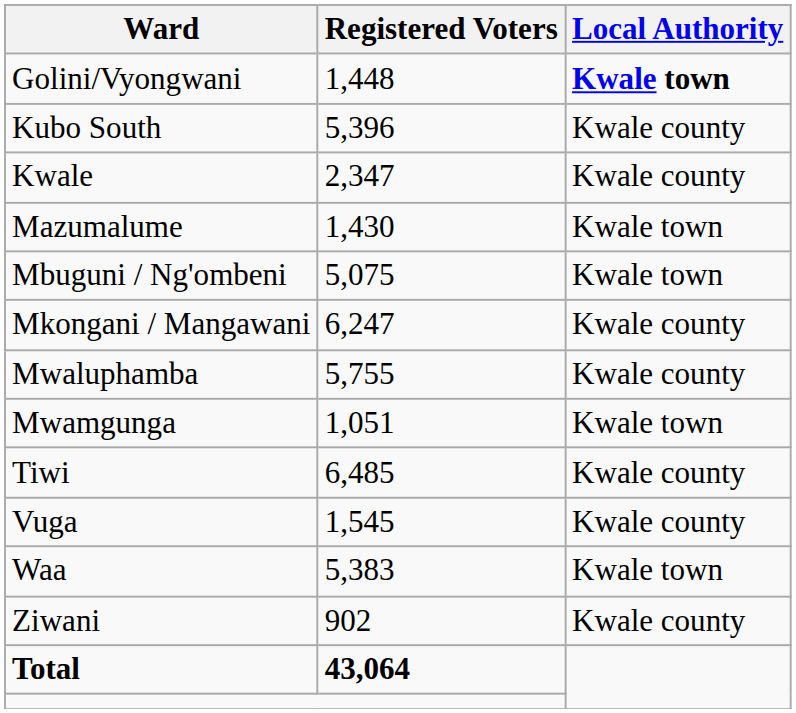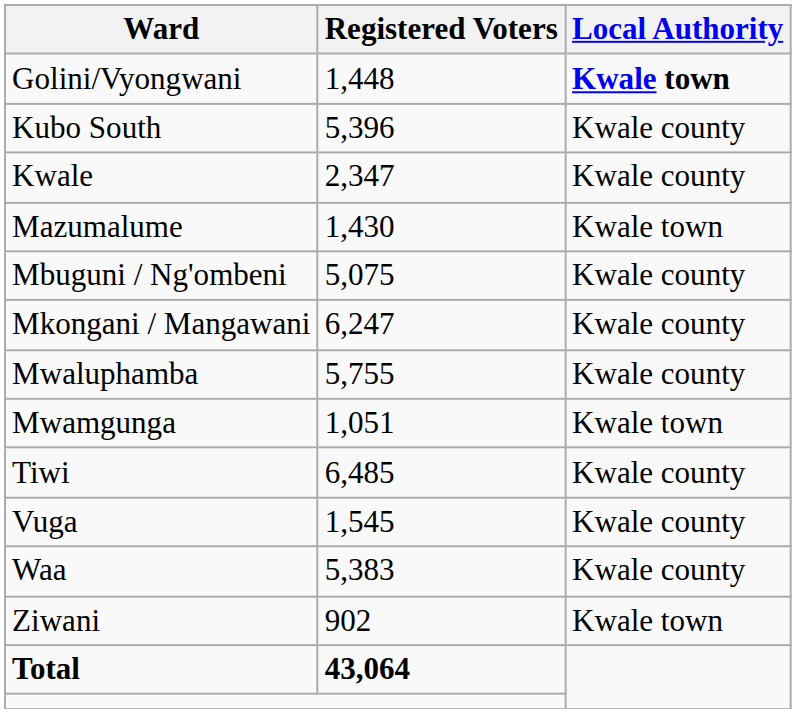(647, 275) Kwale town -> (659, 275) Kwale county
(647, 570) Kwale town -> (659, 570) Kwale county
(659, 619) Kwale county -> (647, 619) Kwale town
